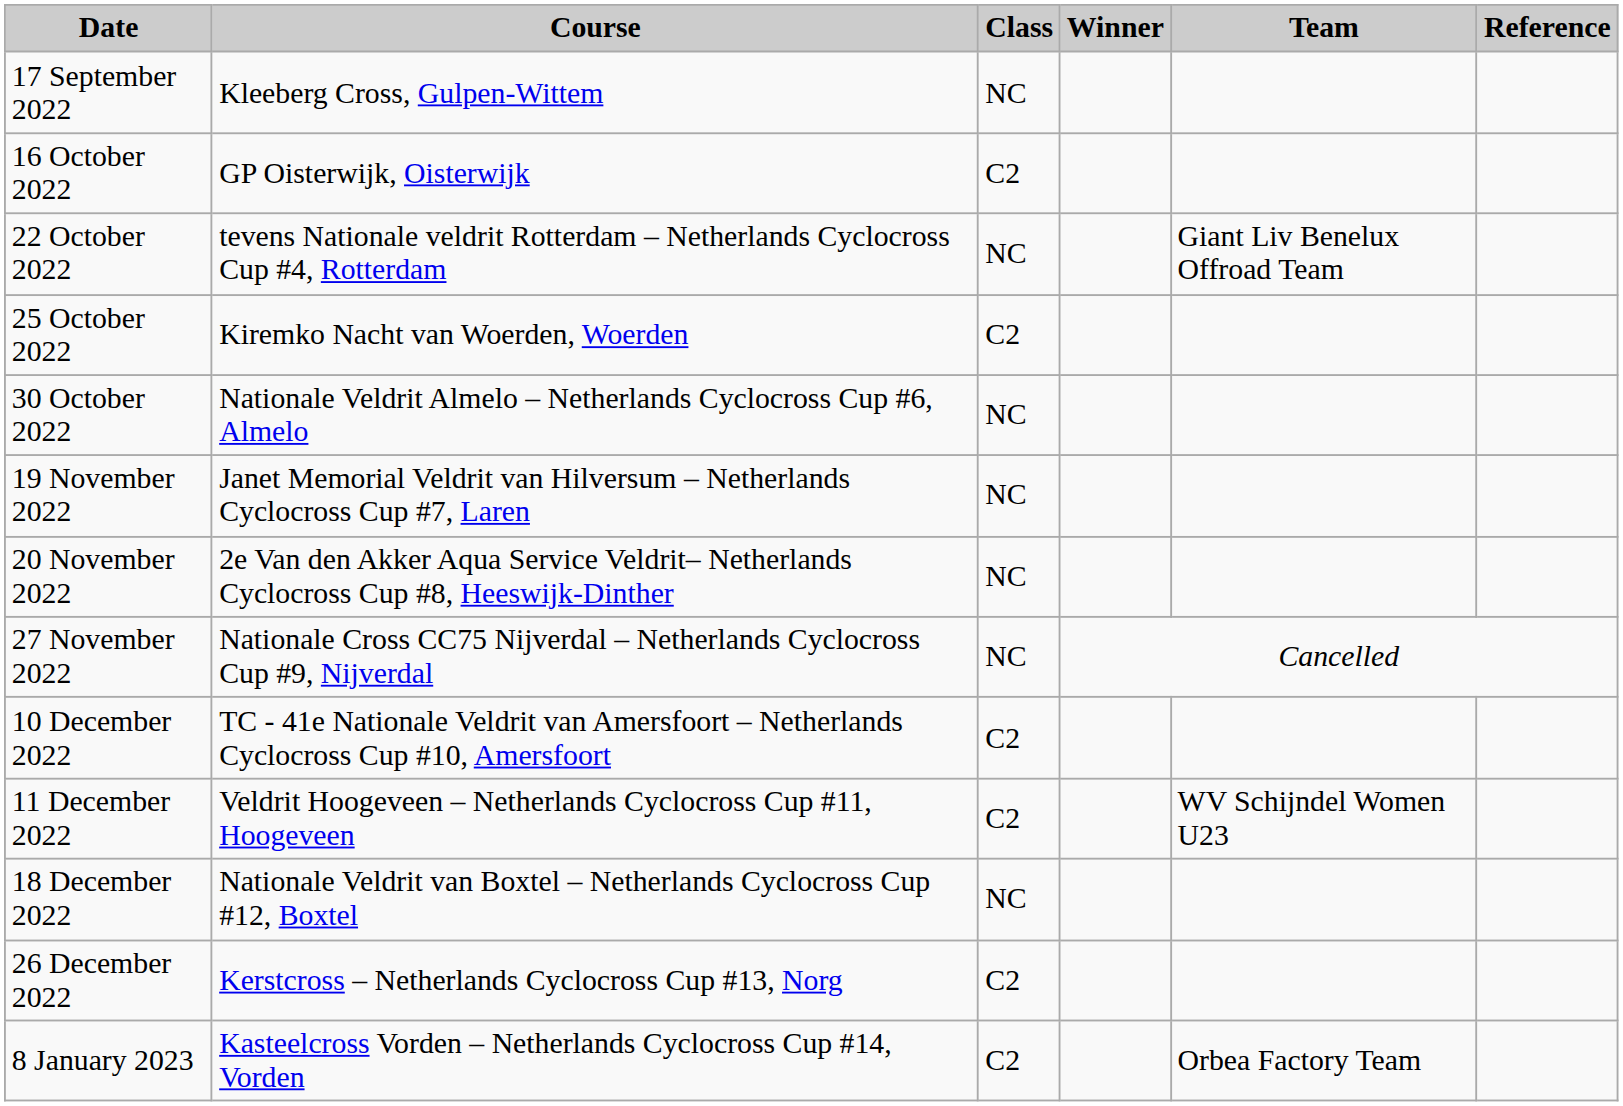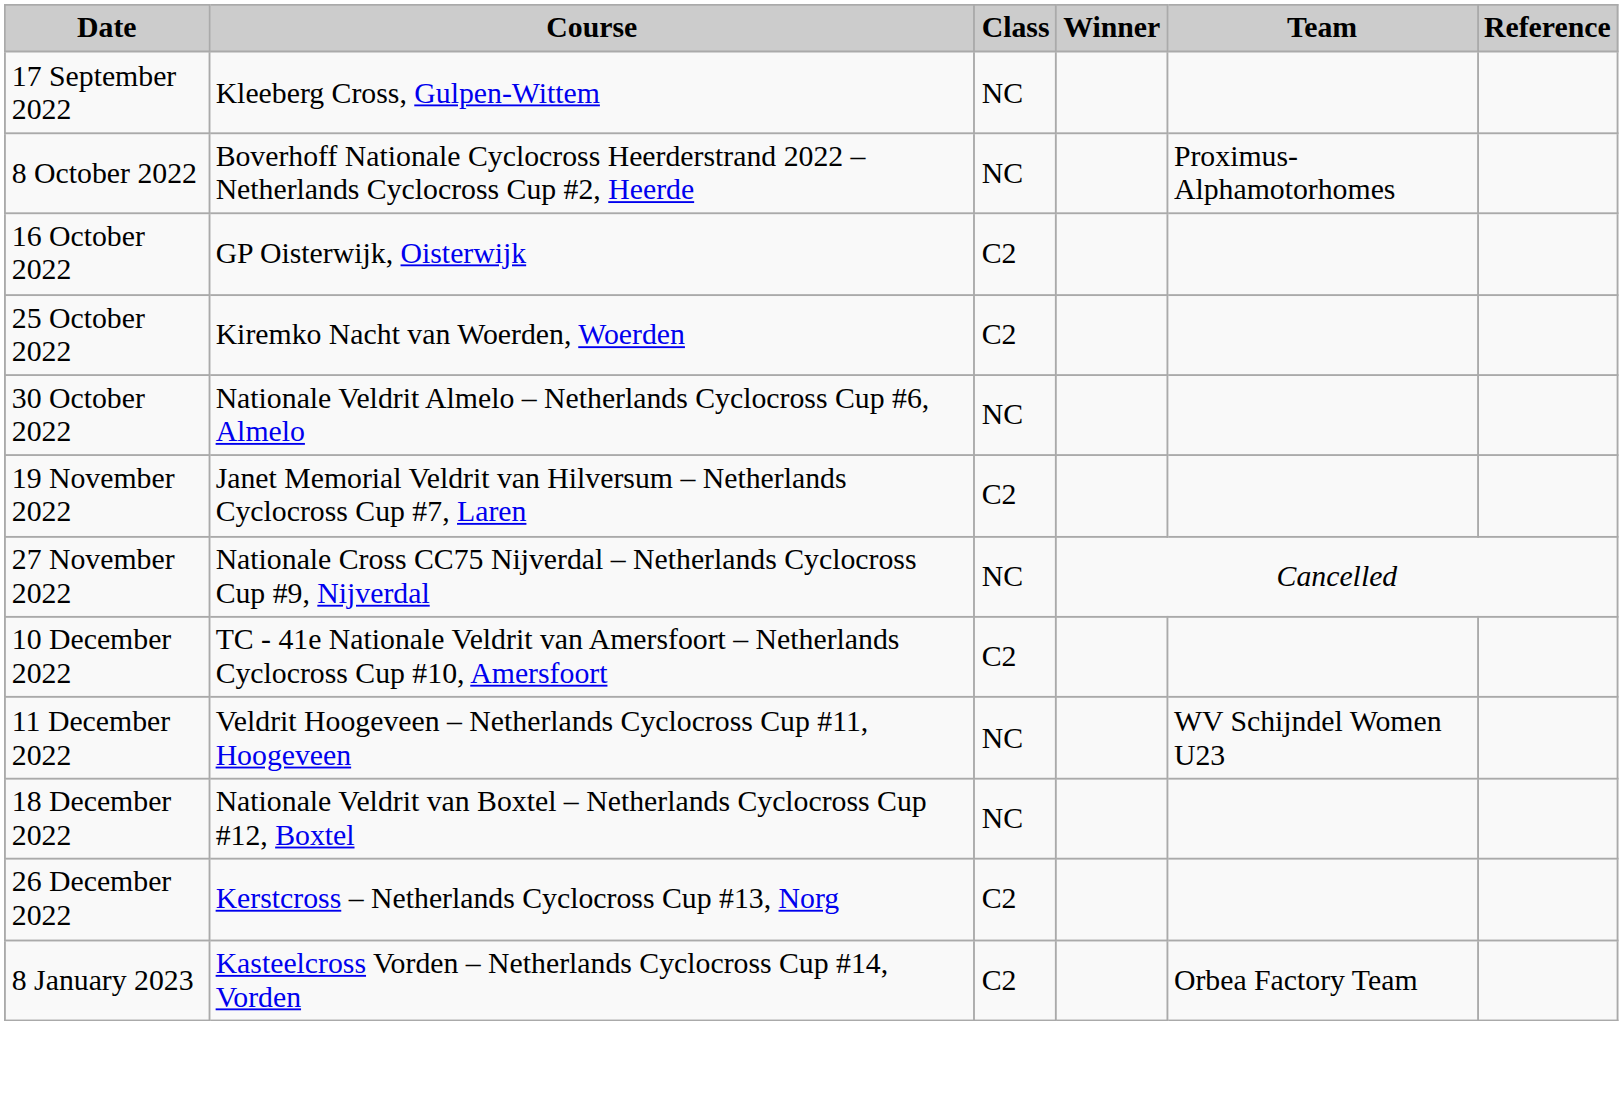+ row: (104, 172)
- row: (78, 253)
(1006, 495) NC -> (999, 495) C2
- row: (93, 576)
(1003, 818) C2 -> (1002, 737) NC
